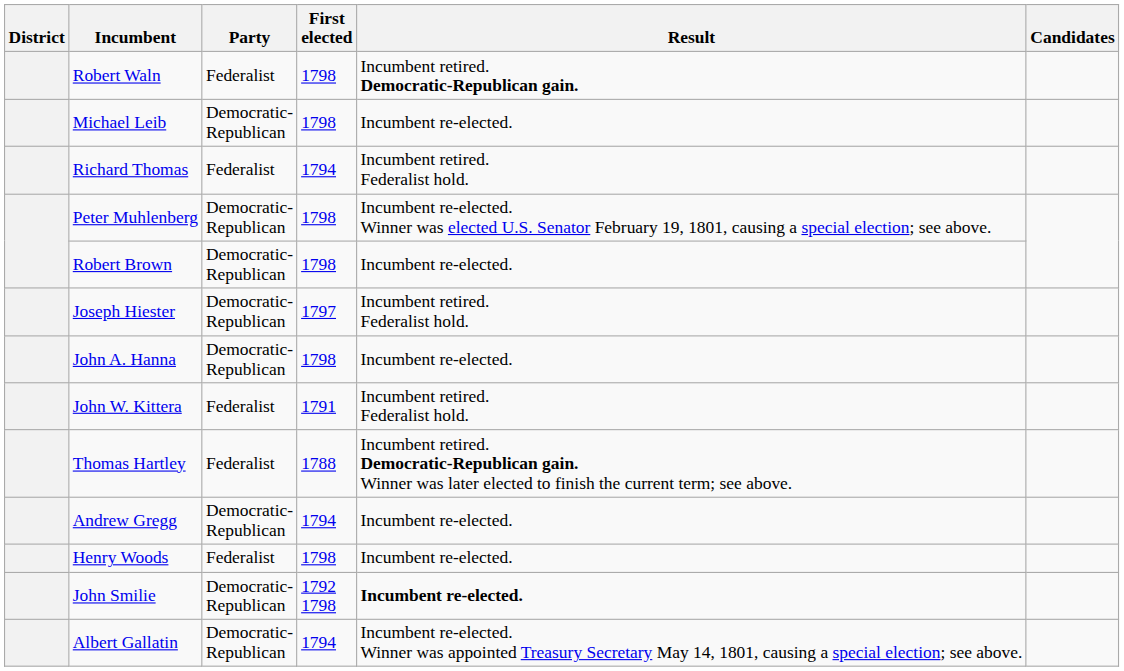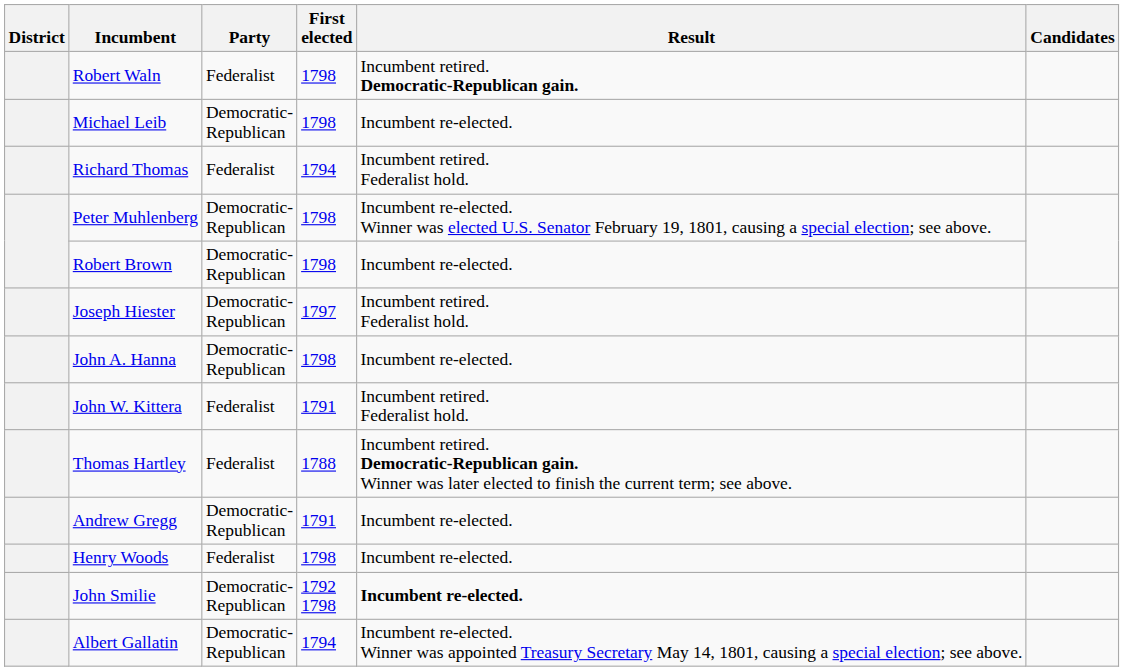(319, 520) 1794 -> (319, 520) 1791
